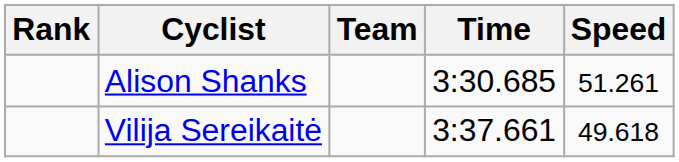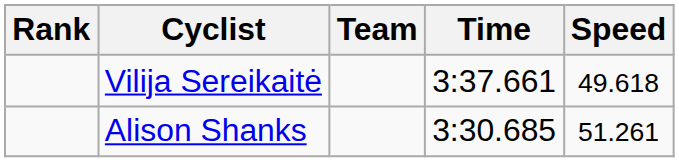rows swapped: (206, 80) <-> (213, 130)
